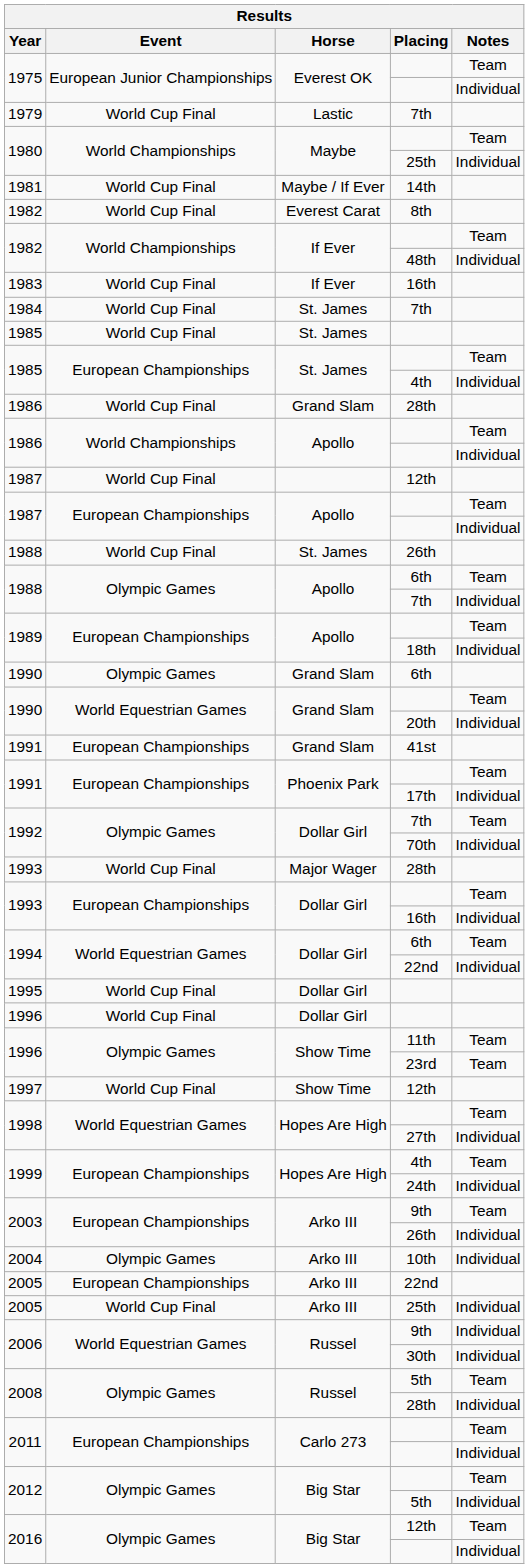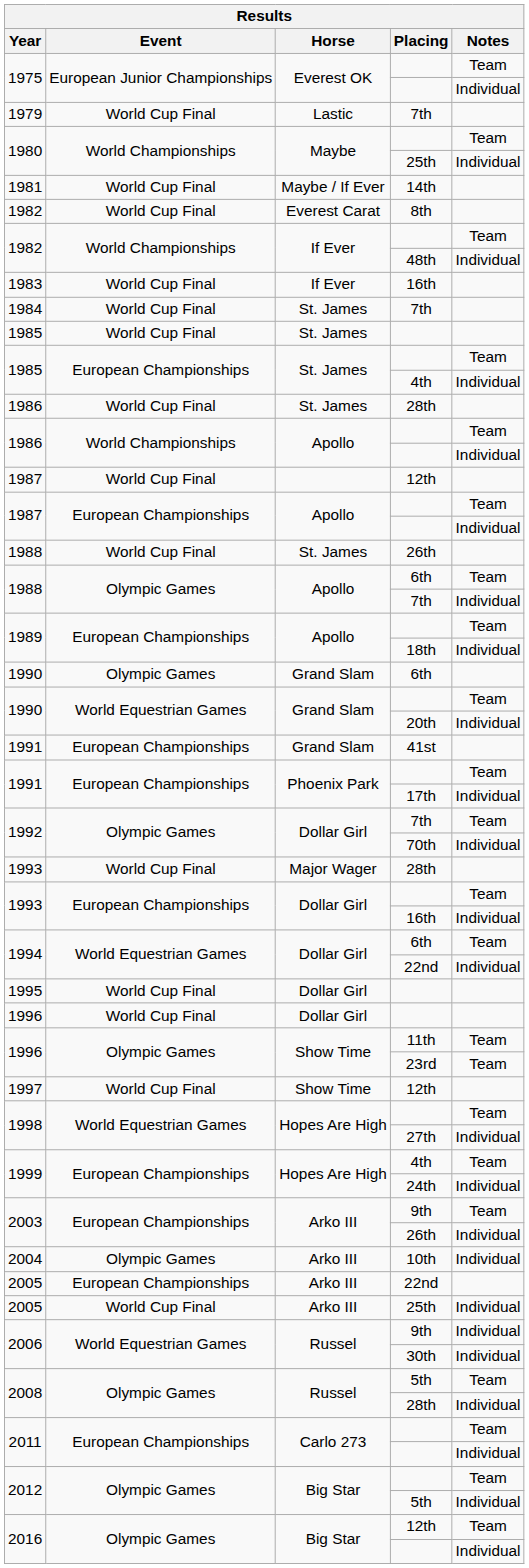(333, 406) Grand Slam -> (333, 406) St. James
